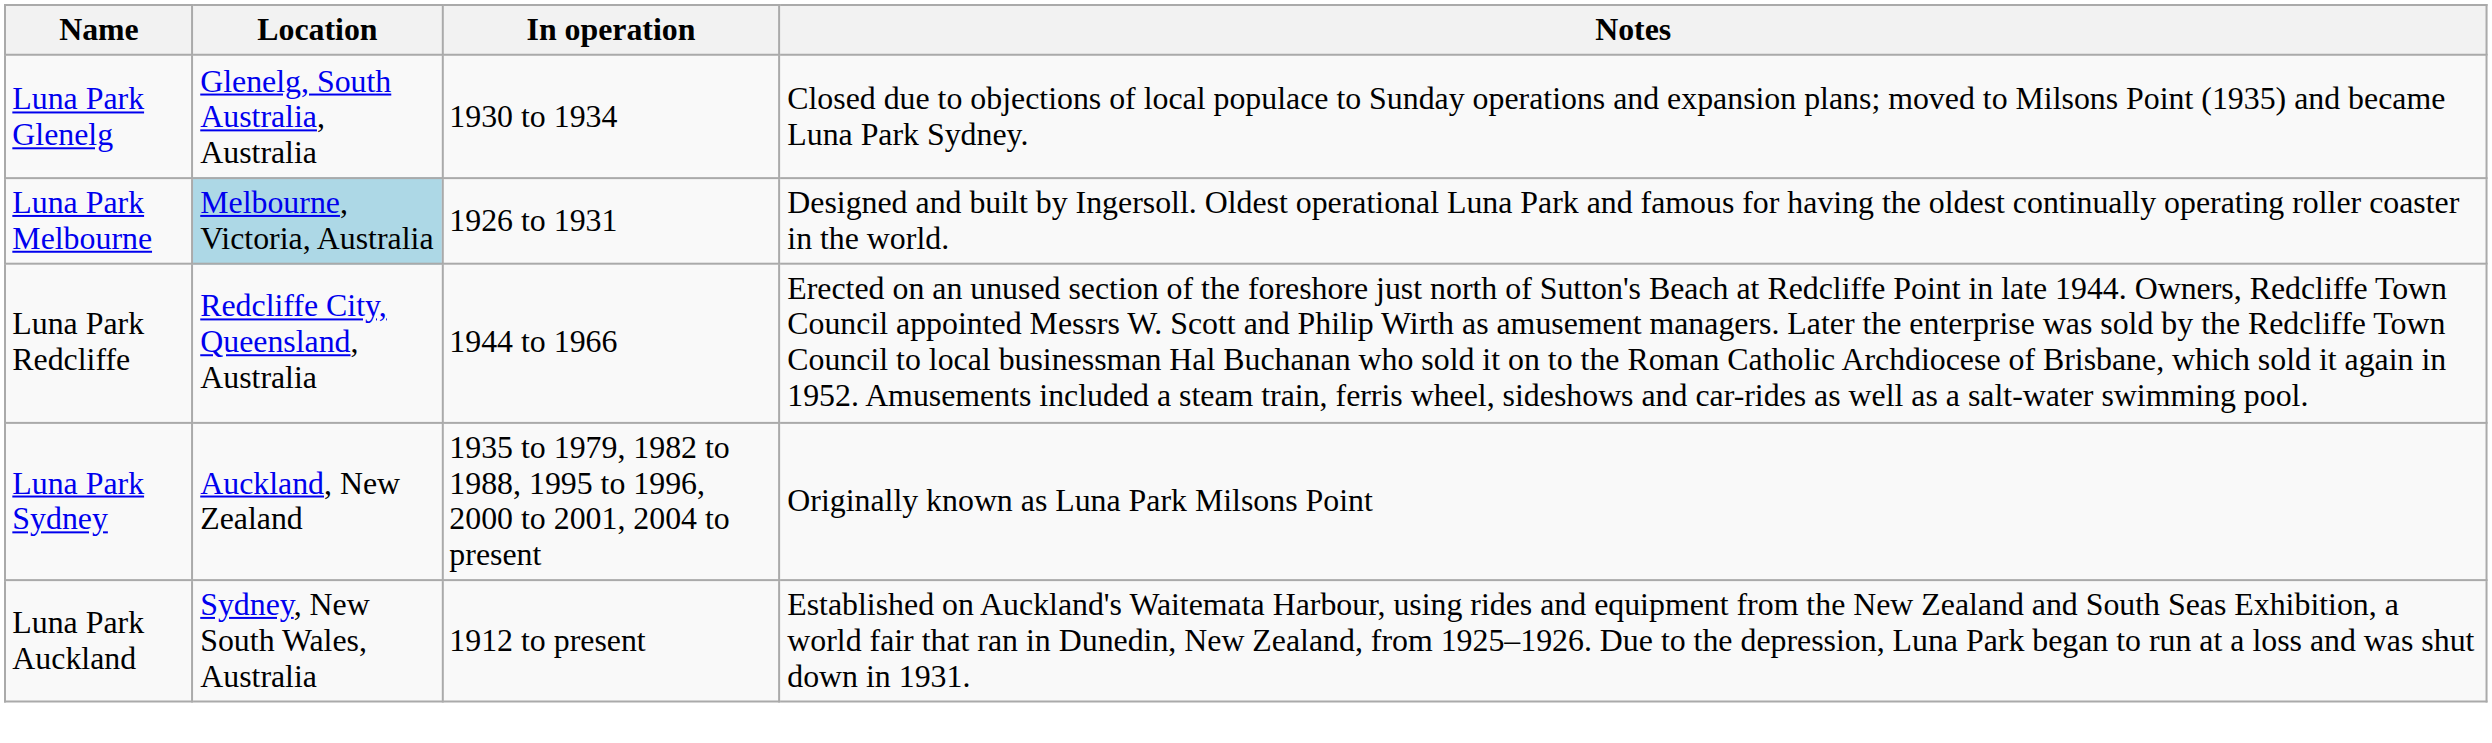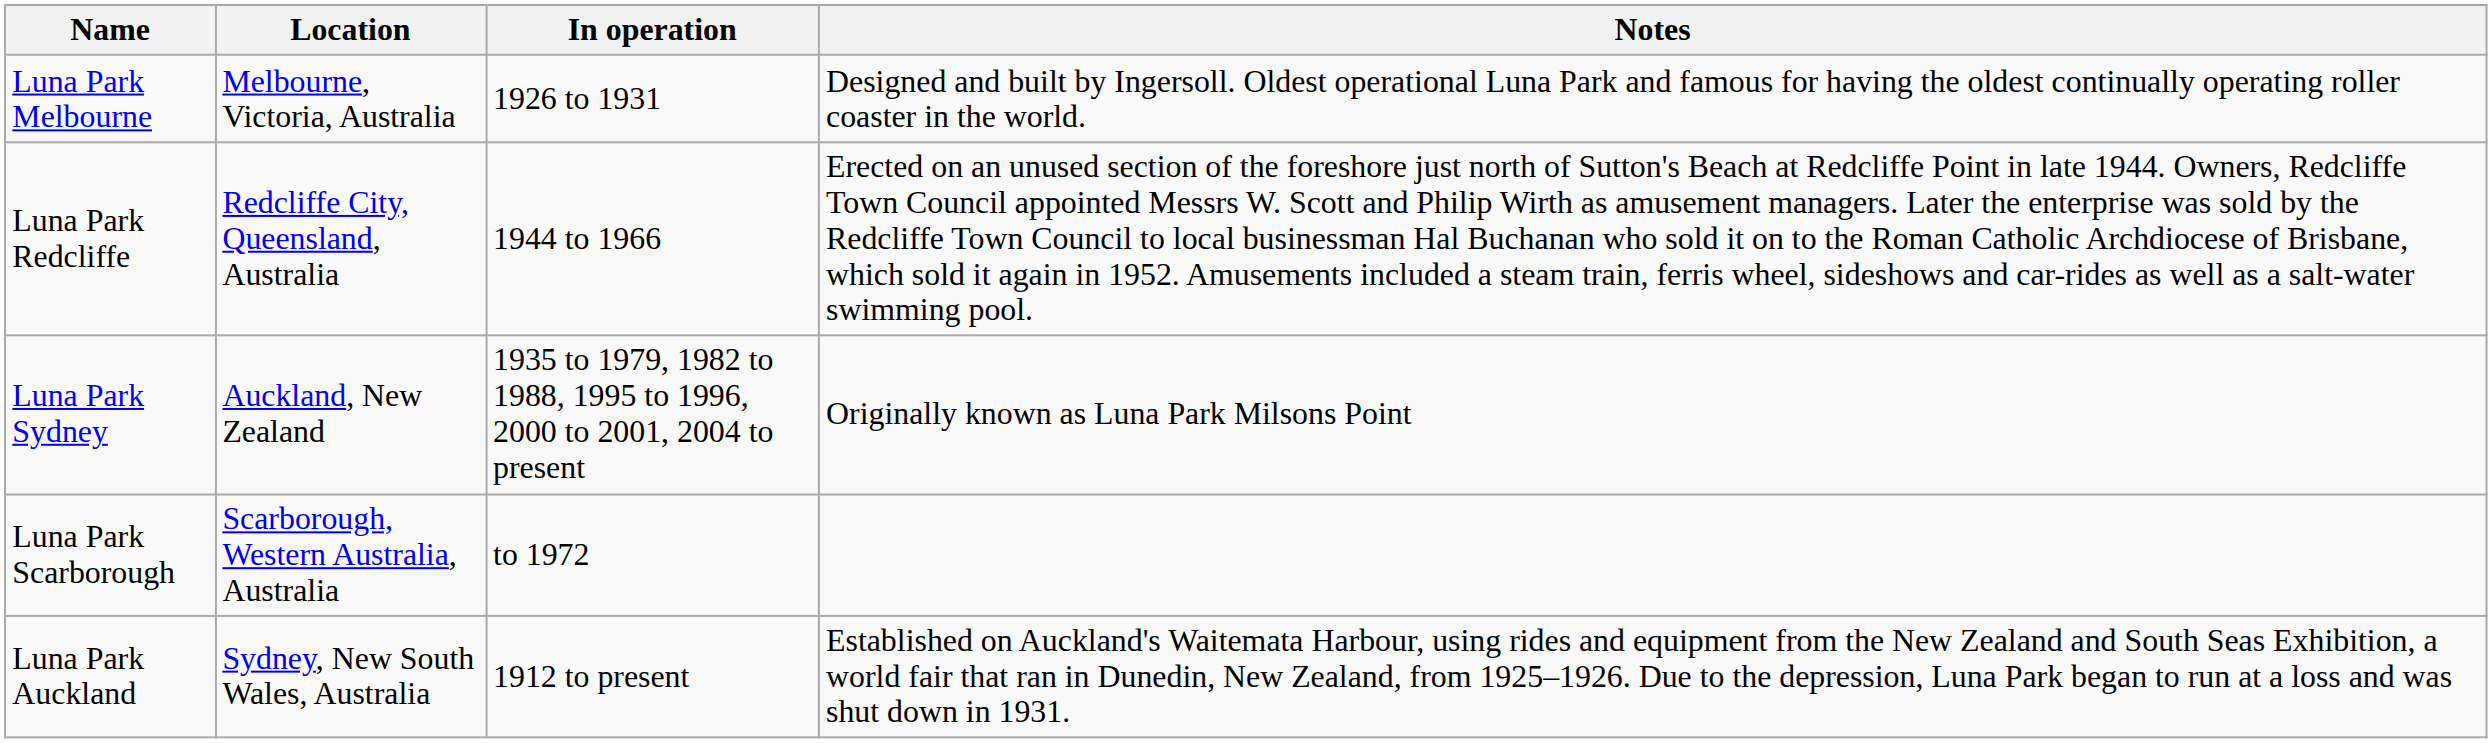- row: (78, 116)
(317, 220) lightblue background -> (339, 98) no background
+ row: (94, 554)
